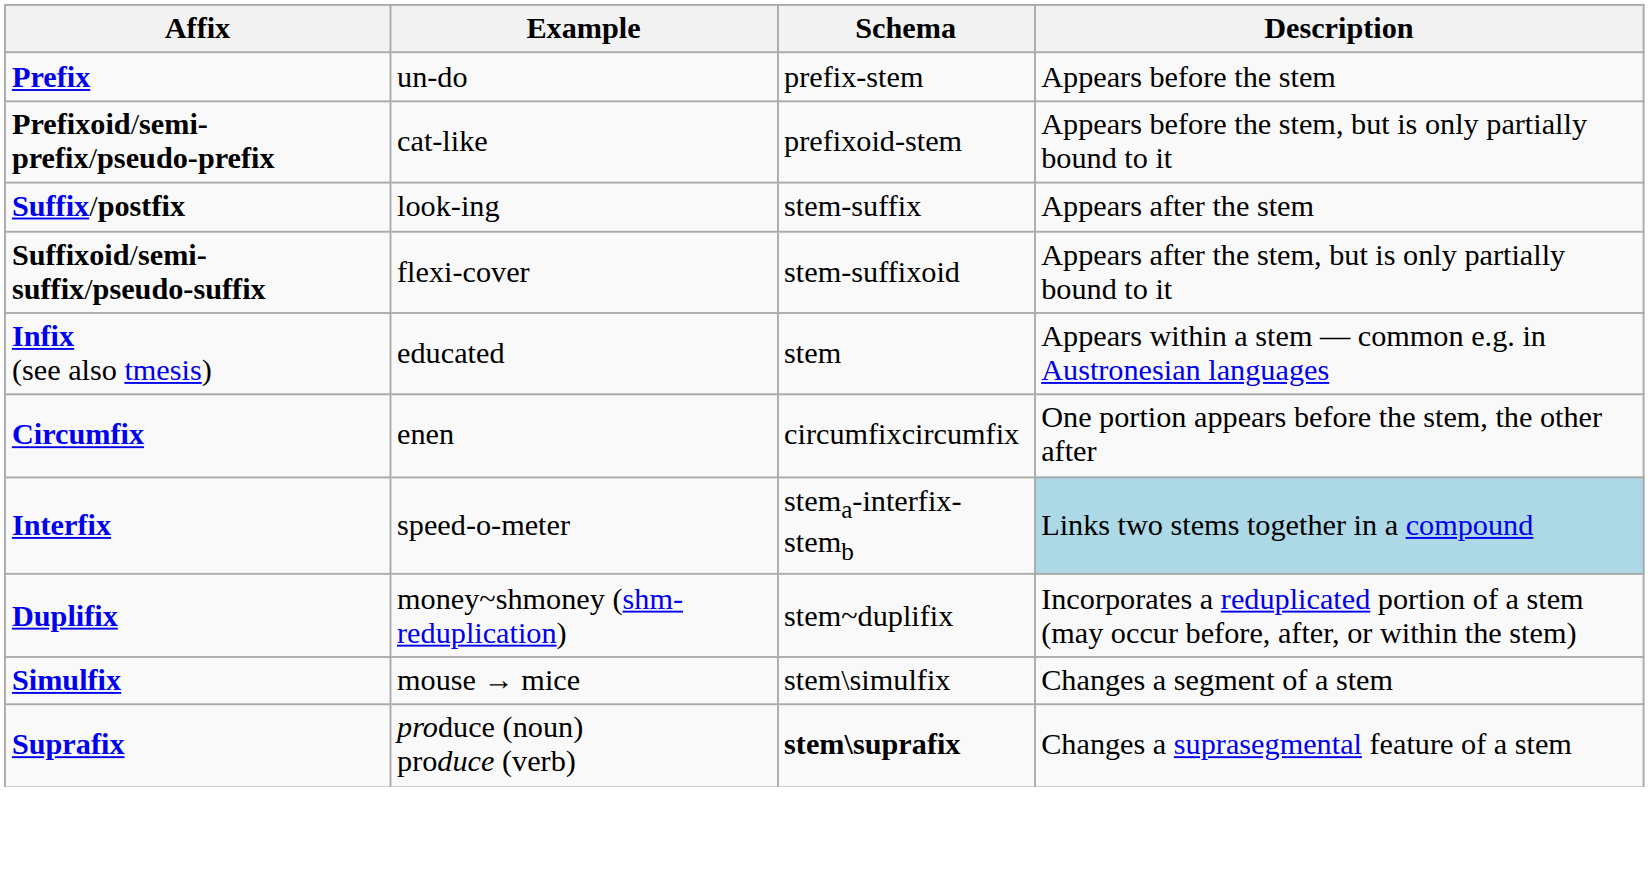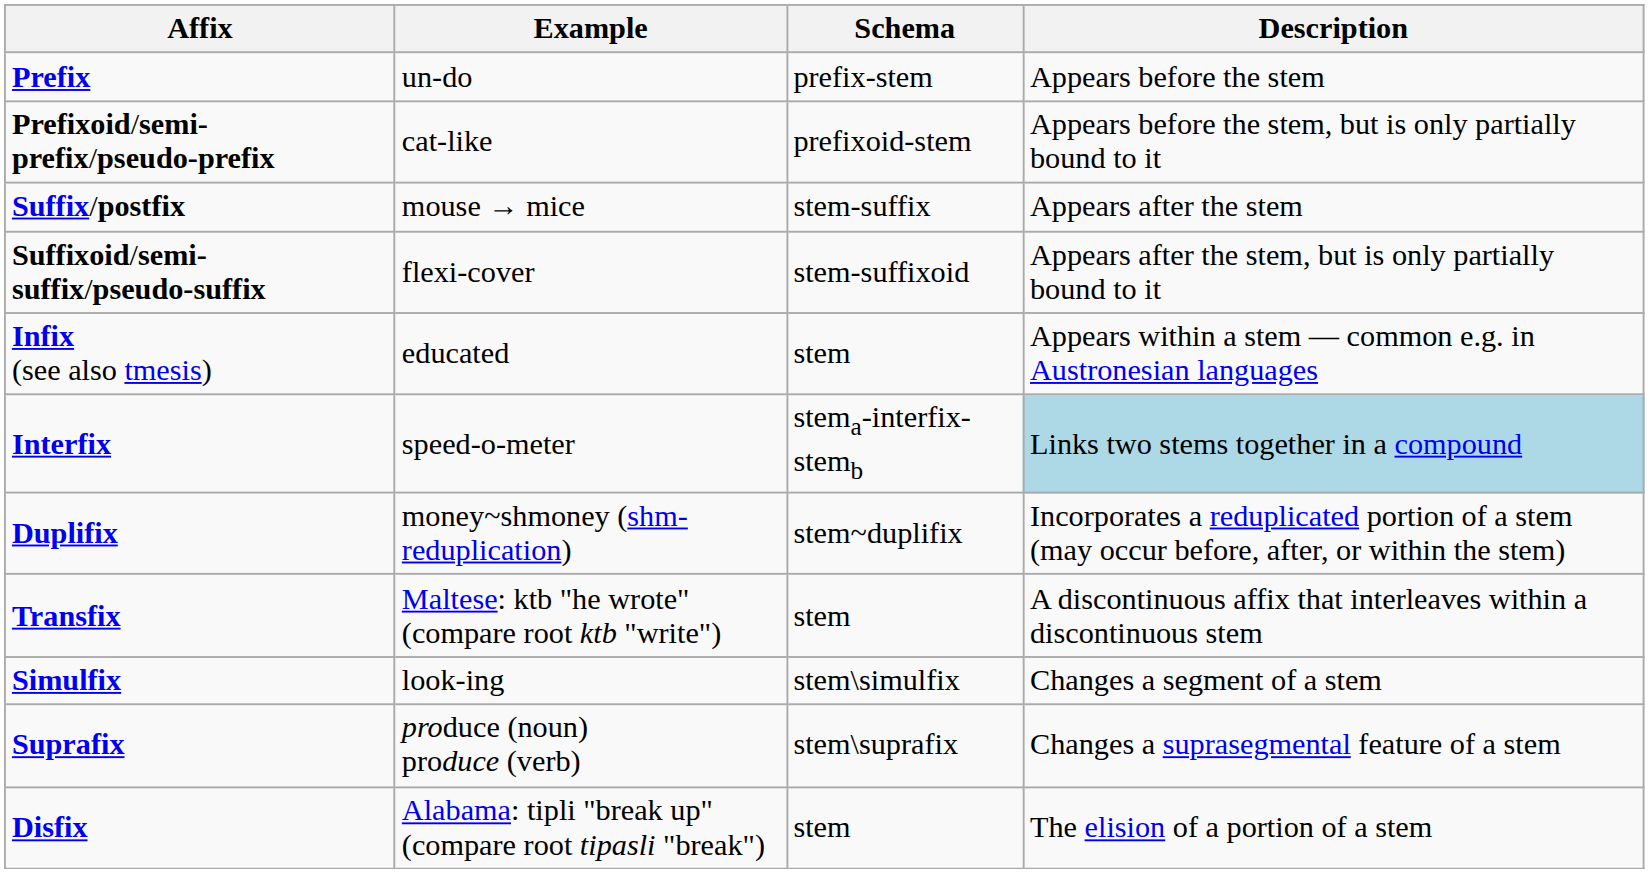(448, 206) look-ing -> (493, 206) mouse → mice
- row: (78, 435)
+ row: (66, 615)
(489, 680) mouse → mice -> (453, 680) look-ing
(872, 745) bold -> (876, 745) normal
+ row: (50, 827)
